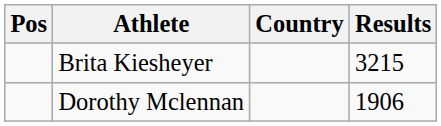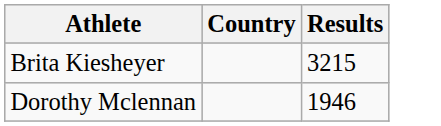- column: (29, 23)
(379, 101) 1906 -> (331, 101) 1946
